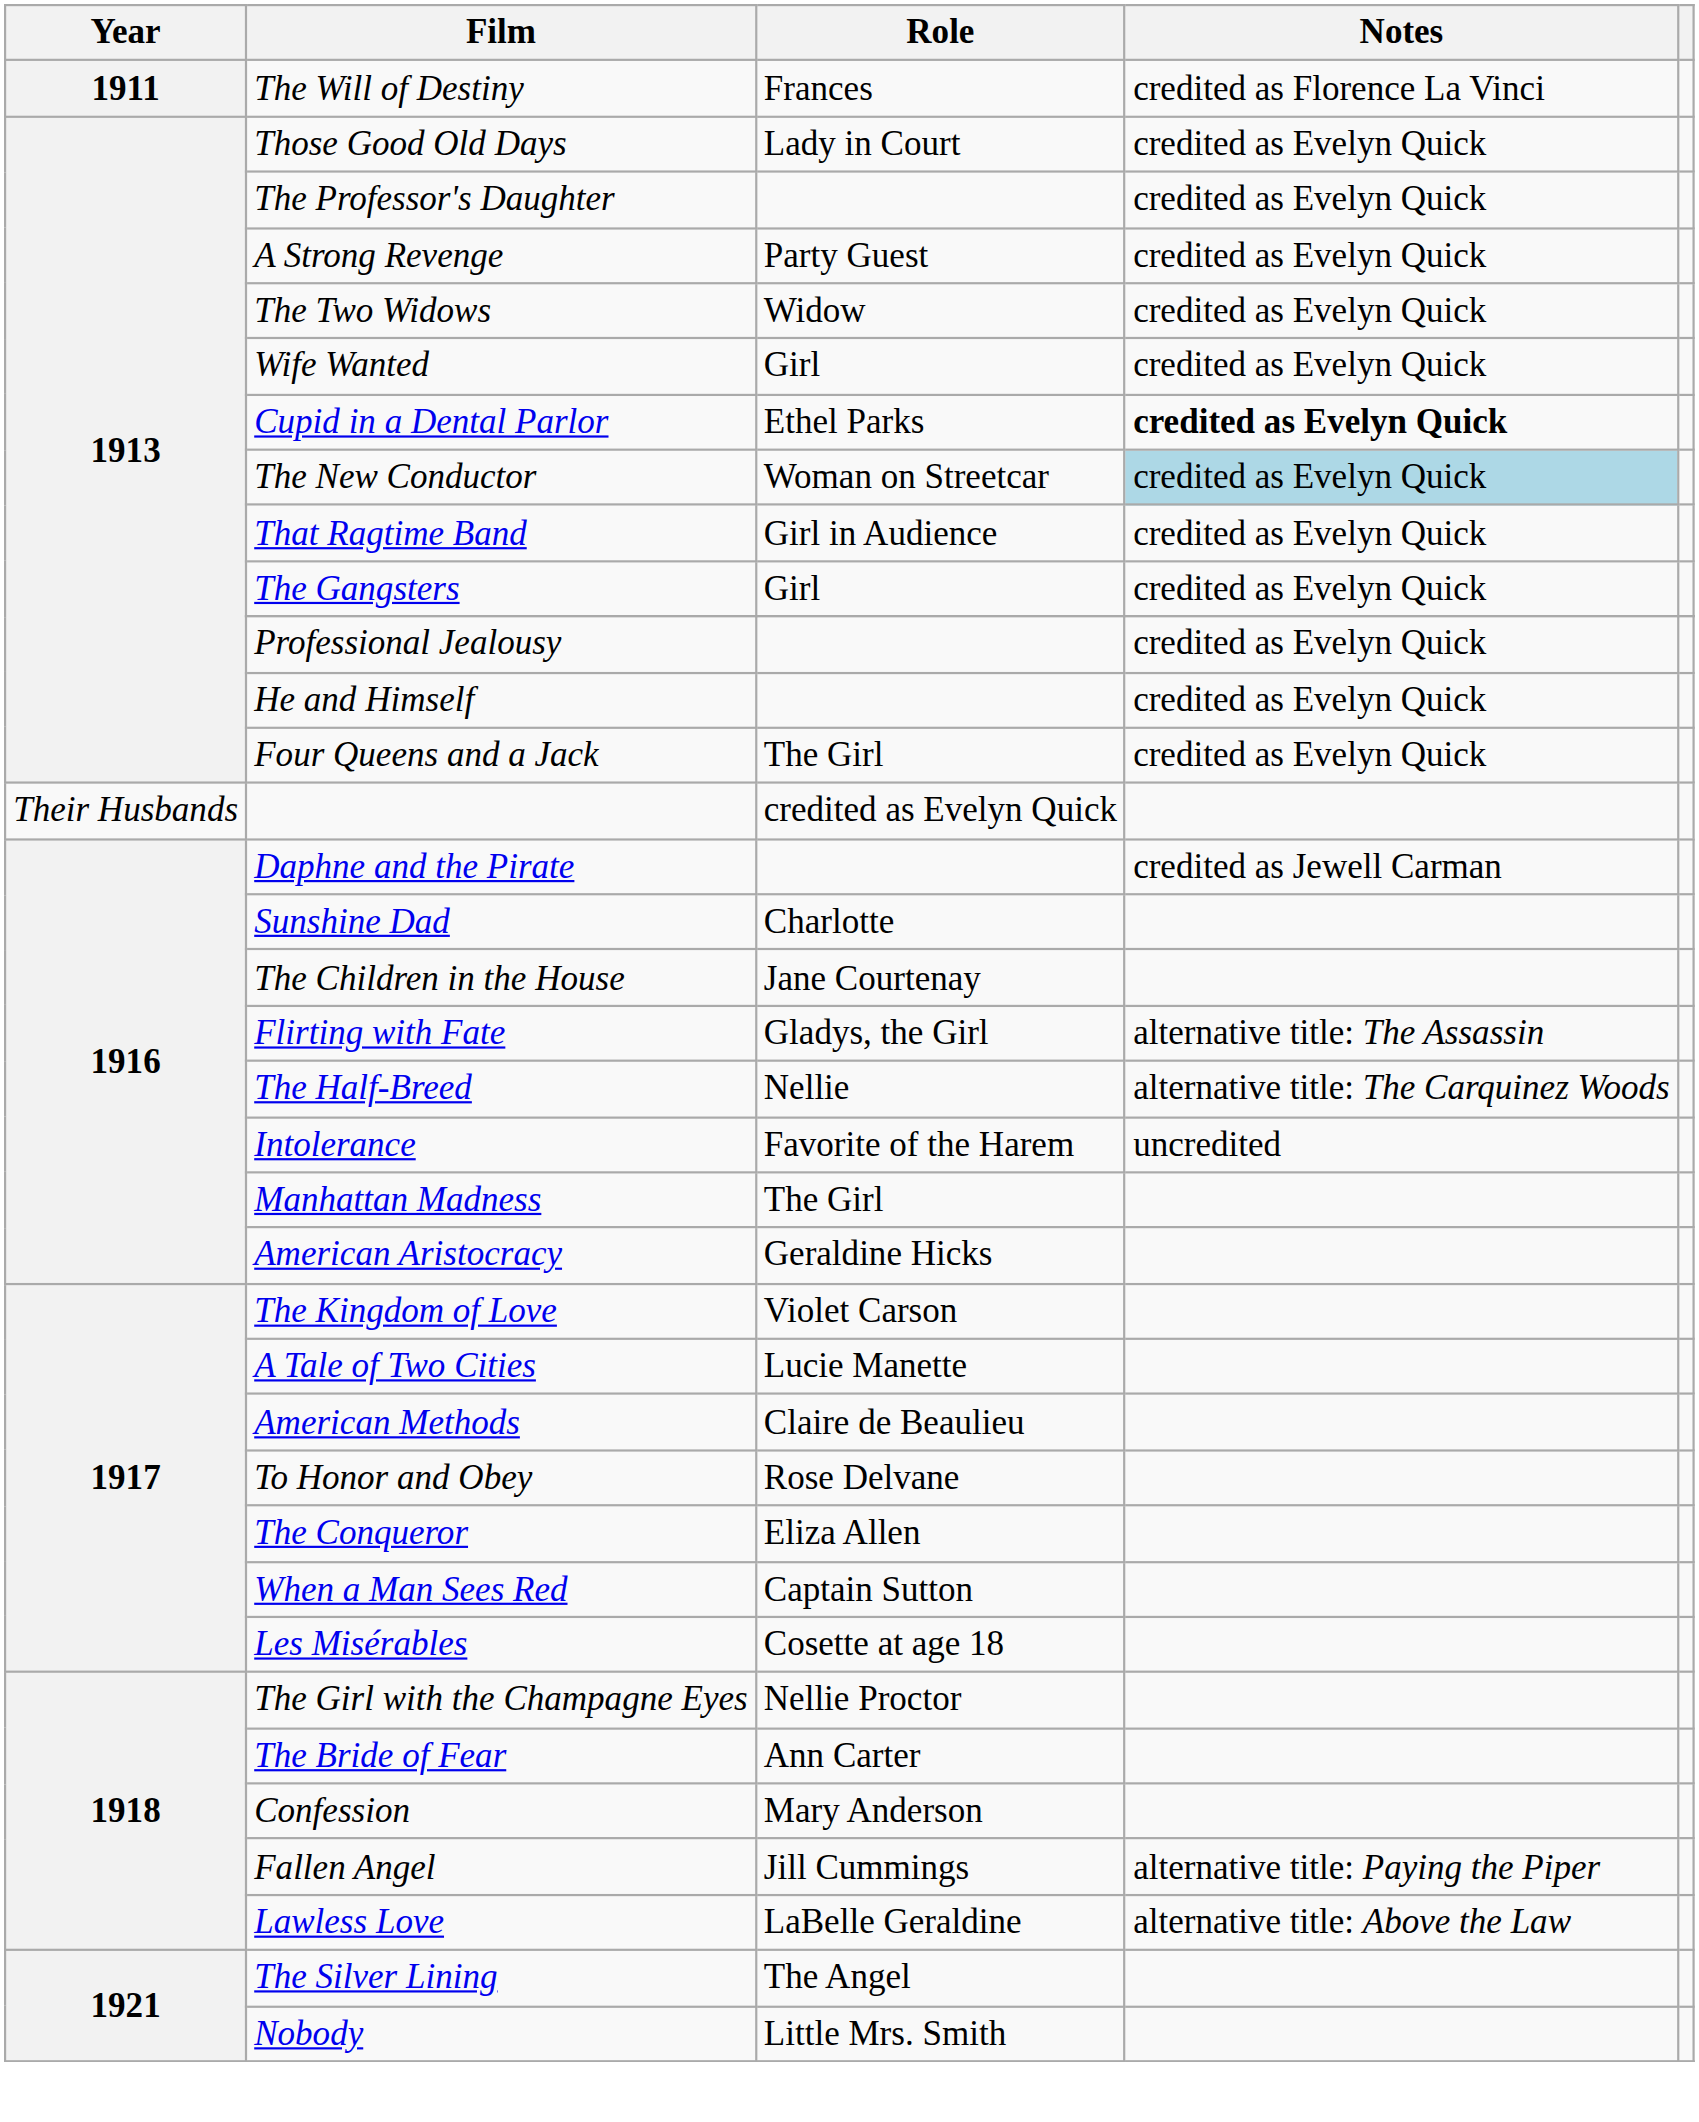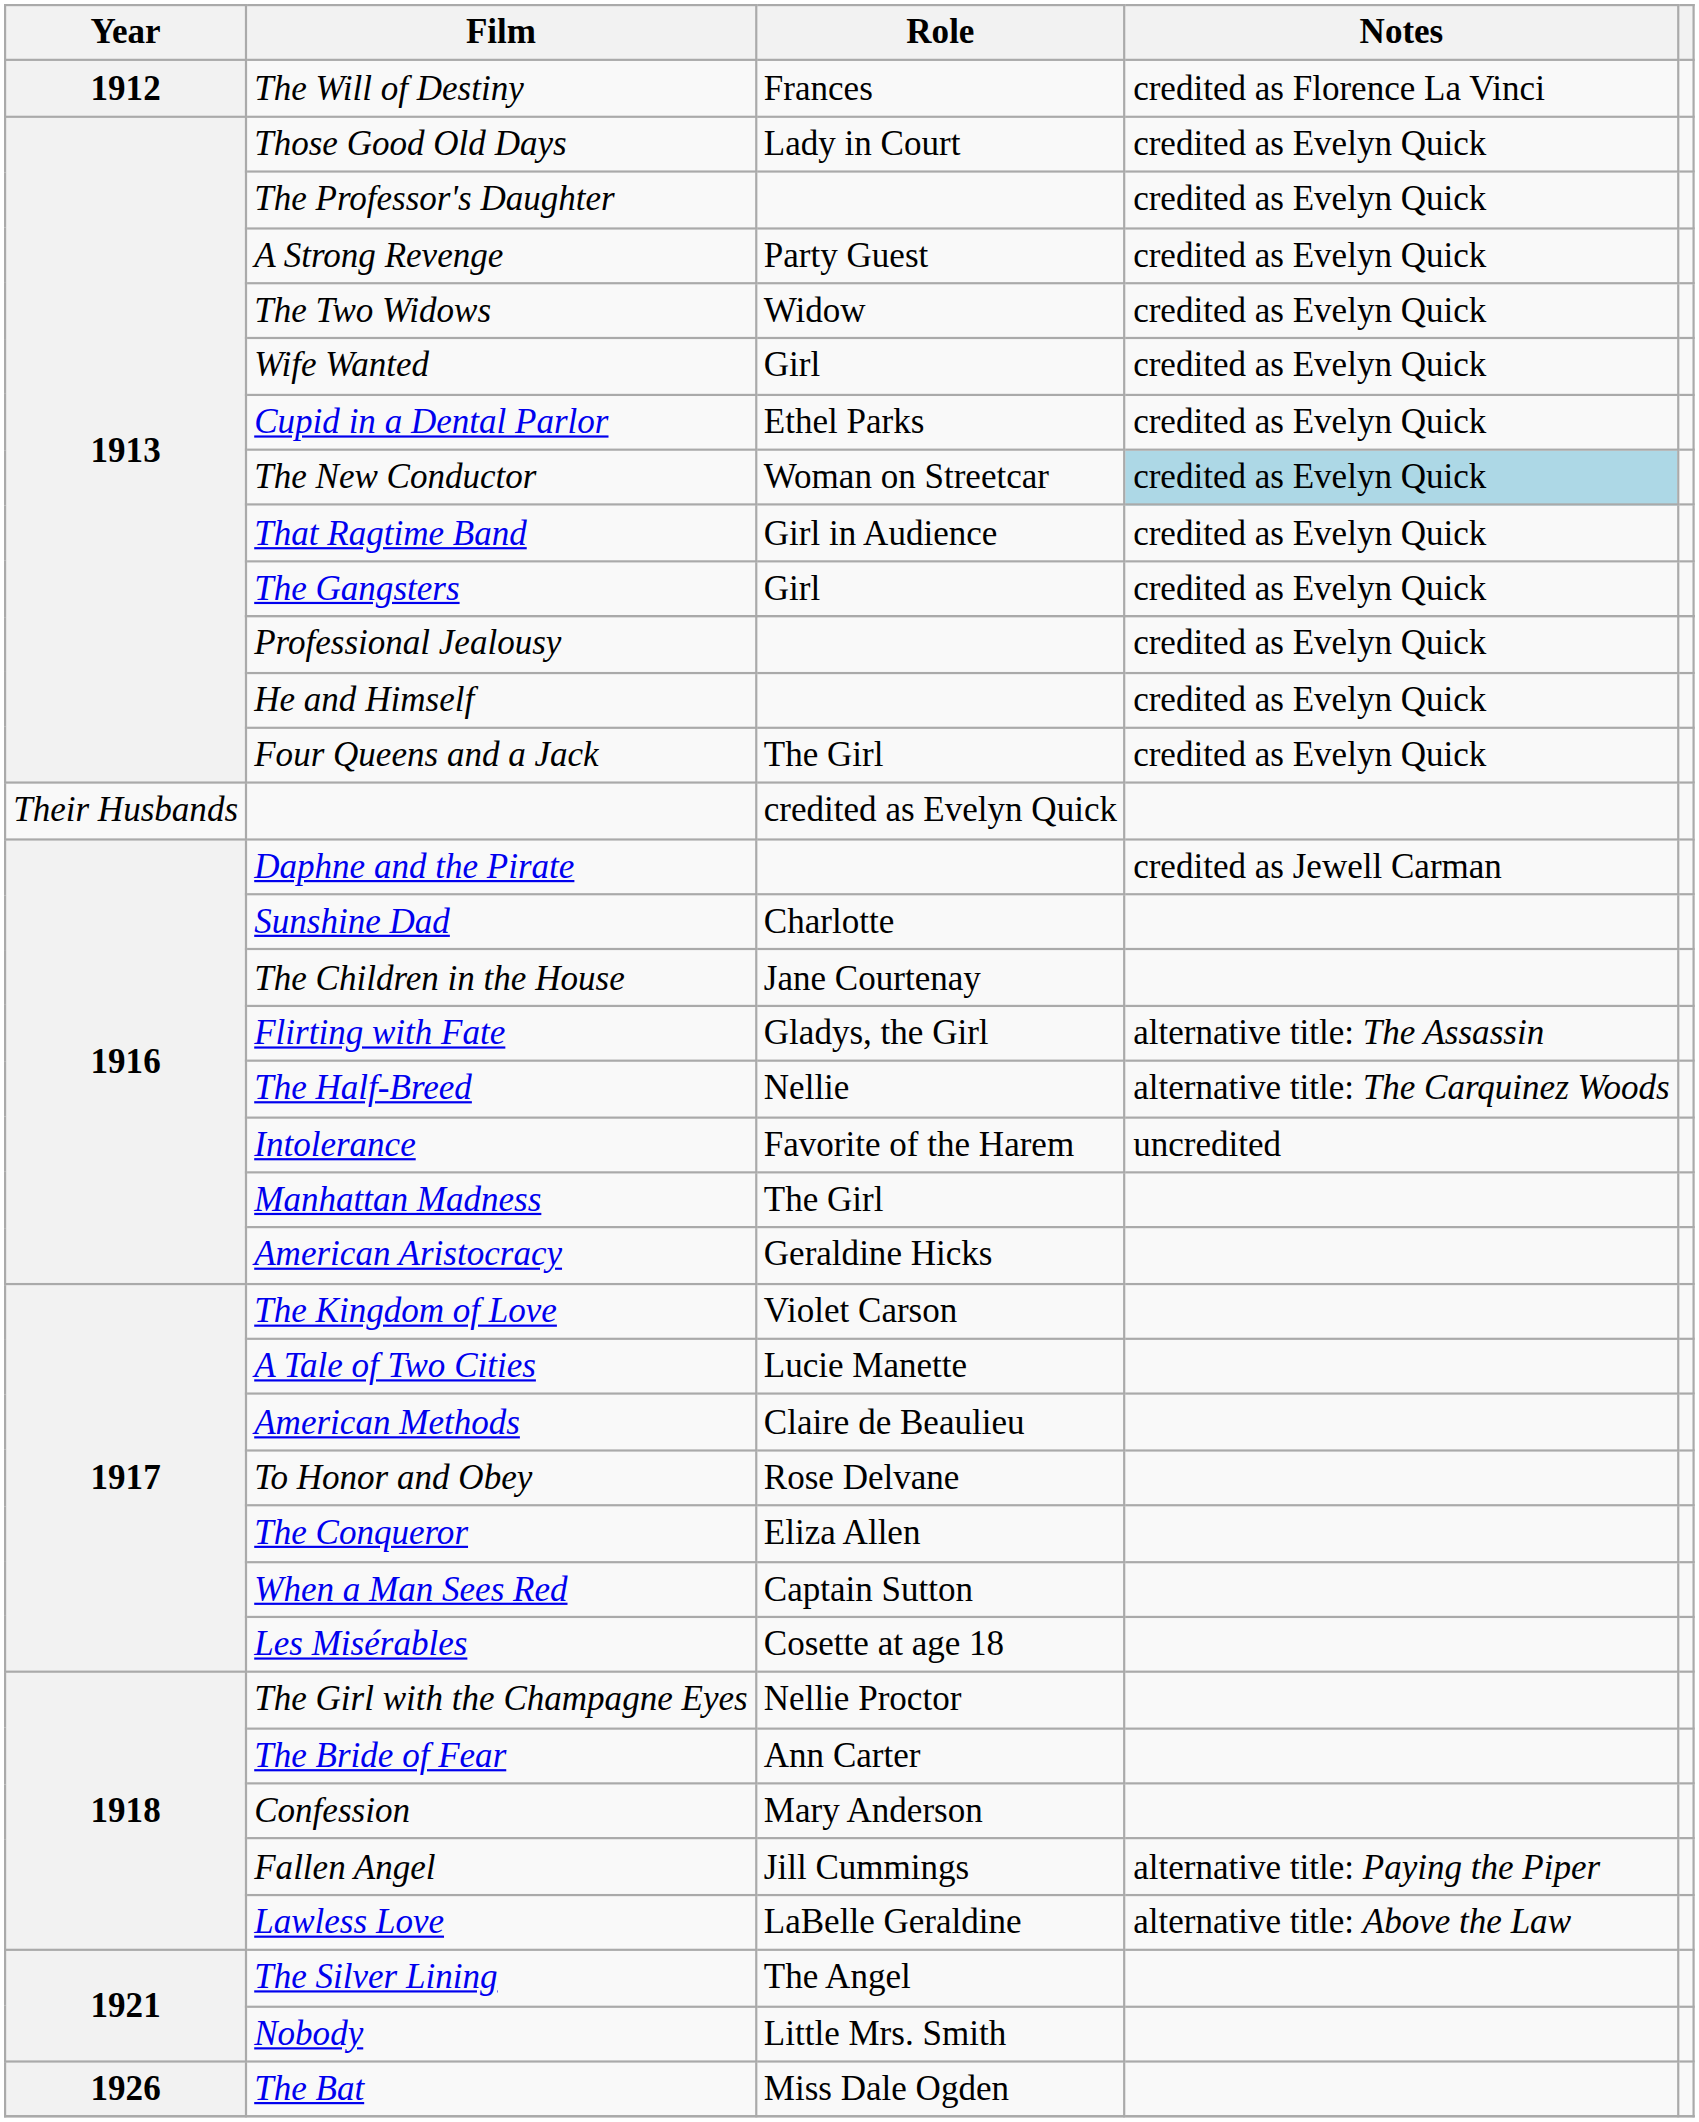(126, 87) 1911 -> (126, 87) 1912
(1320, 421) bold -> (1310, 421) normal
+ row: (309, 2088)
